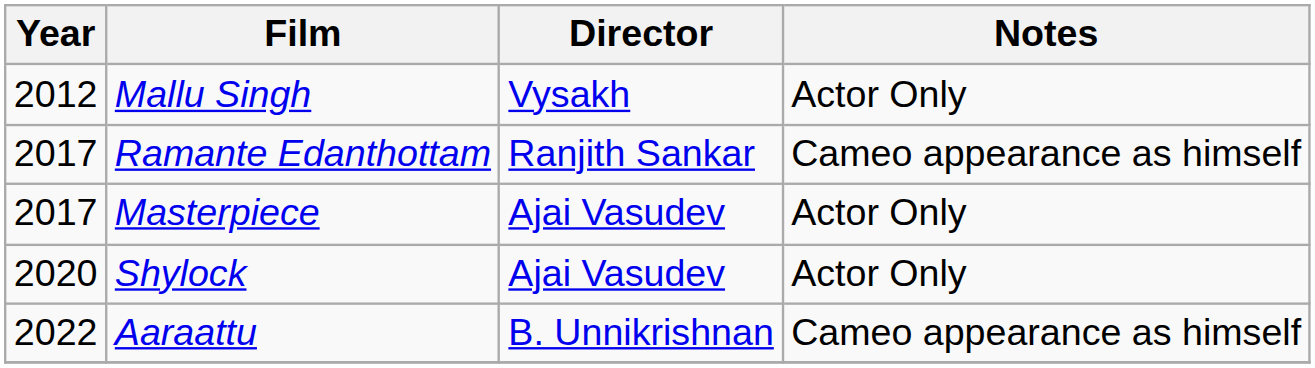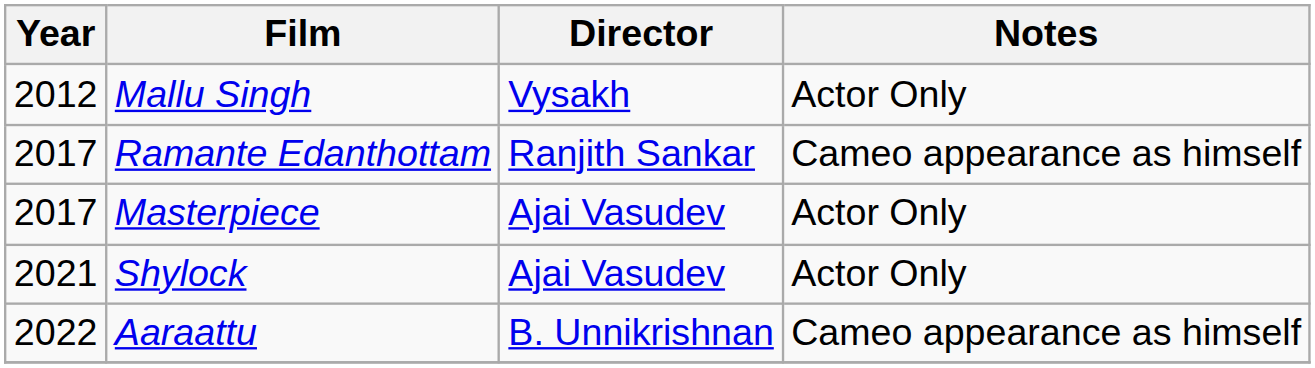(56, 272) 2020 -> (56, 272) 2021
